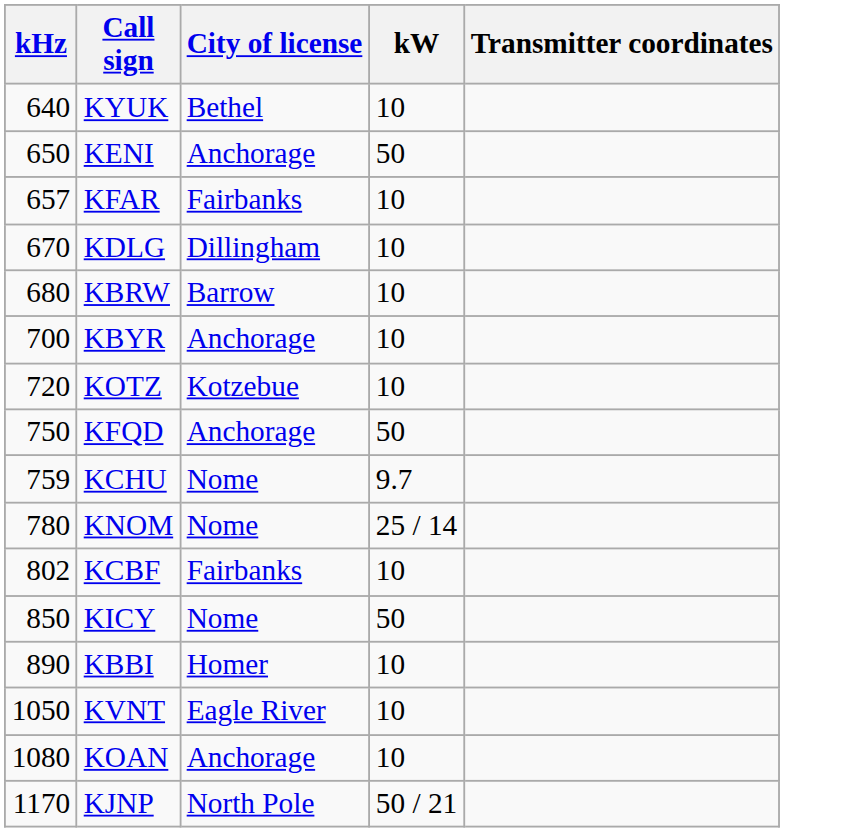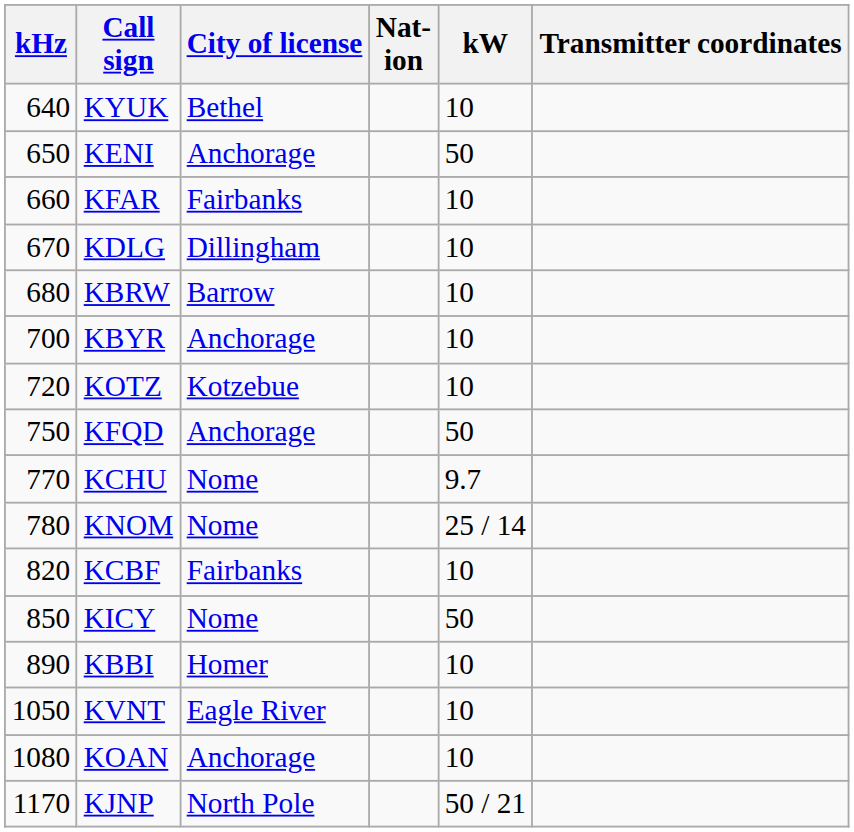+ column: (403, 44)
(48, 199) 657 -> (48, 199) 660
(48, 478) 759 -> (48, 478) 770
(48, 571) 802 -> (48, 571) 820
